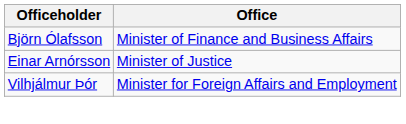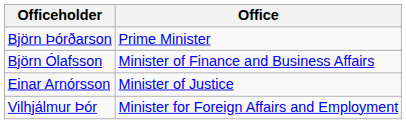+ row: (60, 38)
